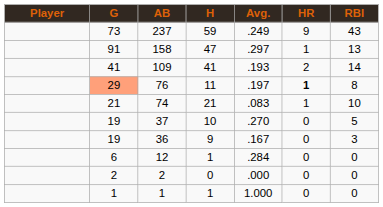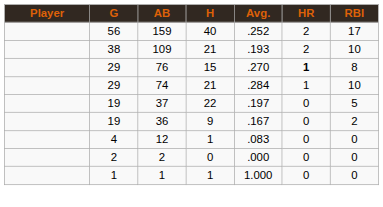- row: (162, 31)
+ row: (162, 31)
- row: (162, 49)
(114, 67) 41 -> (114, 49) 38
(210, 67) 41 -> (210, 49) 21
(354, 67) 14 -> (354, 49) 10
(114, 85) lightsalmon background -> (114, 67) no background
(210, 85) 11 -> (210, 67) 15
(258, 85) .197 -> (258, 67) .270
(114, 103) 21 -> (114, 85) 29
(258, 103) .083 -> (258, 85) .284
(210, 121) 10 -> (210, 103) 22
(258, 121) .270 -> (258, 103) .197
(354, 139) 3 -> (354, 121) 2
(114, 157) 6 -> (114, 139) 4
(258, 157) .284 -> (258, 139) .083
